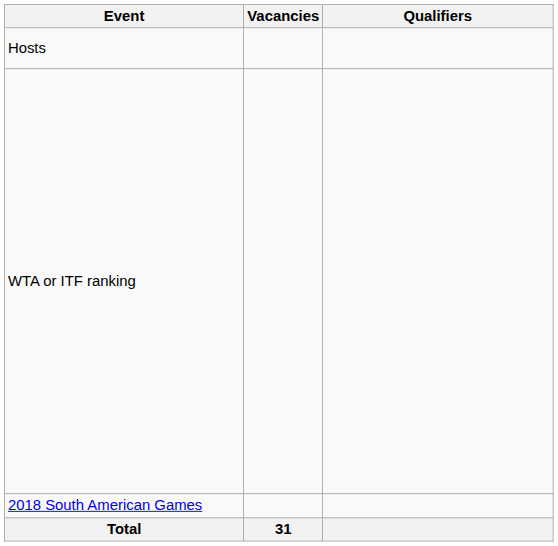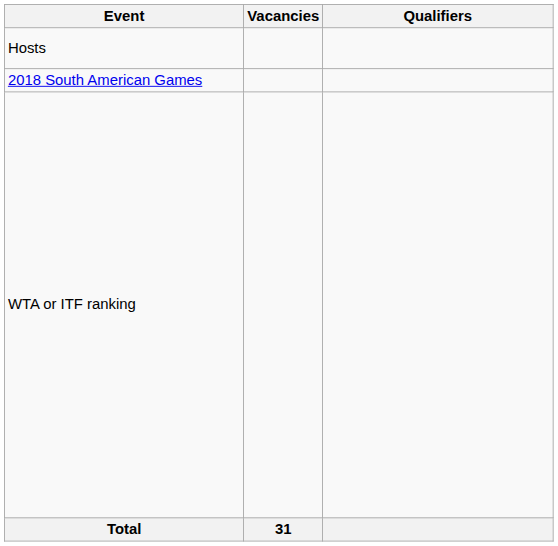rows swapped: (105, 505) <-> (72, 281)
